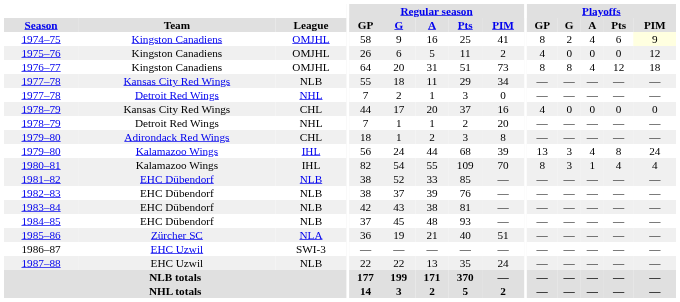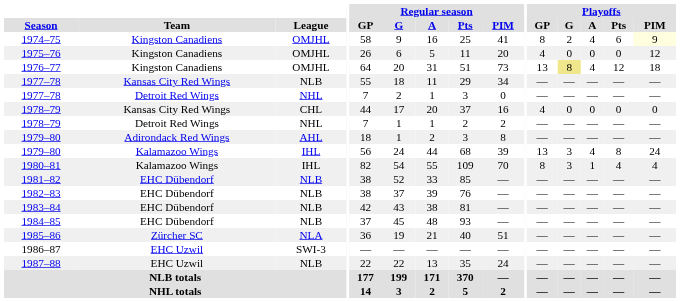(503, 53) 2 -> (503, 53) 20
(542, 67) 8 -> (542, 67) 13
(569, 67) no background -> (569, 67) khaki background
(503, 123) 20 -> (503, 123) 2
(311, 137) CHL -> (311, 137) AHL
